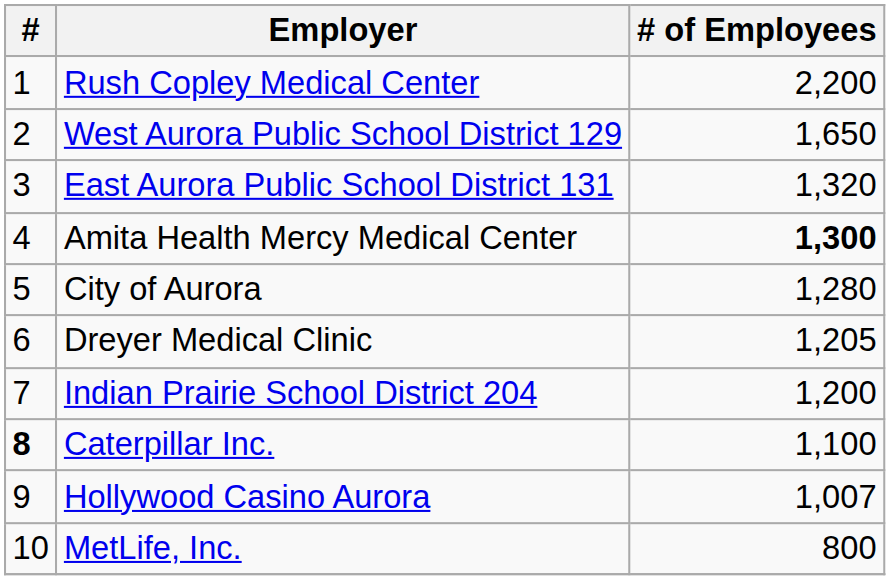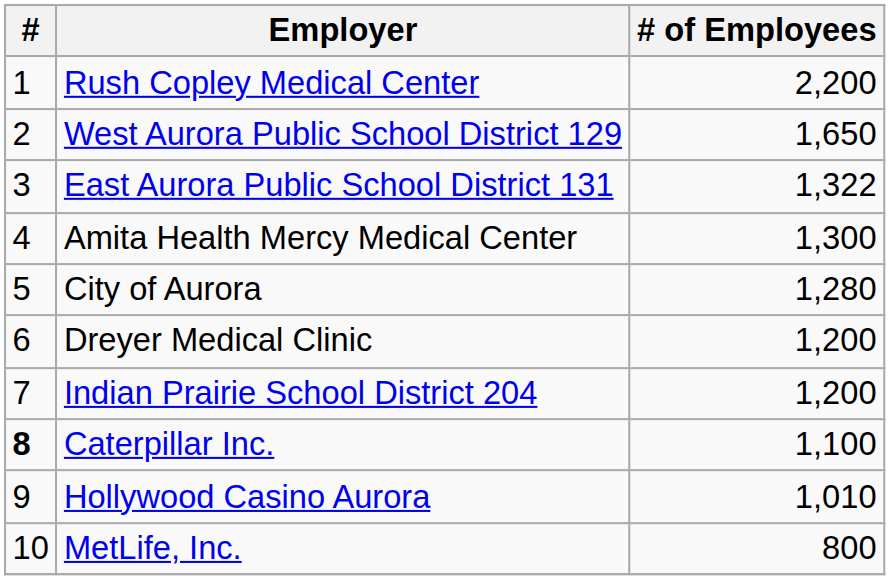(836, 185) 1,320 -> (836, 185) 1,322
(836, 237) bold -> (836, 237) normal
(836, 340) 1,205 -> (836, 340) 1,200
(836, 496) 1,007 -> (836, 496) 1,010
